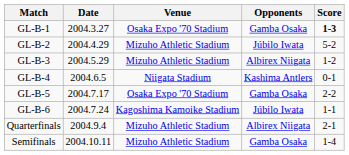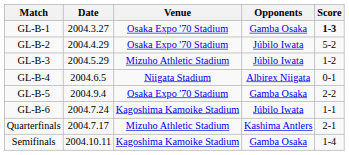(178, 45) Mizuho Athletic Stadium -> (178, 45) Osaka Expo '70 Stadium
(278, 61) Albirex Niigata -> (278, 61) Júbilo Iwata
(278, 77) Kashima Antlers -> (278, 77) Albirex Niigata
(88, 93) 2004.7.17 -> (88, 93) 2004.9.4
(88, 126) 2004.9.4 -> (88, 126) 2004.7.17
(278, 126) Albirex Niigata -> (278, 126) Kashima Antlers
(178, 142) Mizuho Athletic Stadium -> (178, 142) Kagoshima Kamoike Stadium
